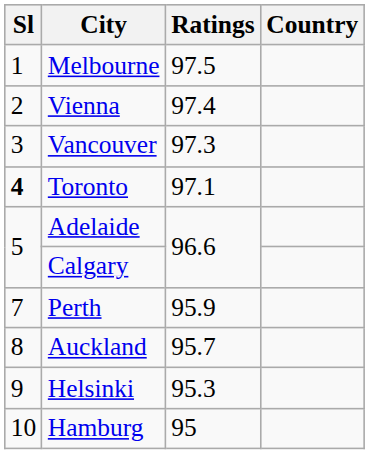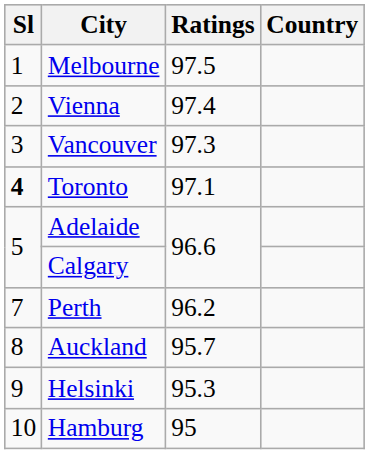(193, 307) 95.9 -> (193, 307) 96.2
